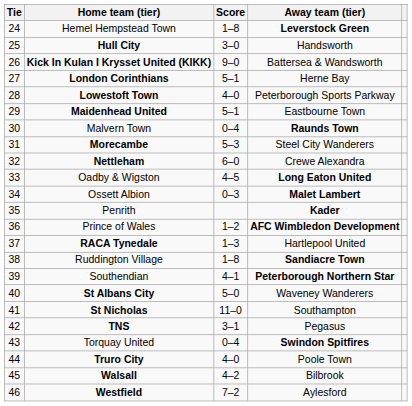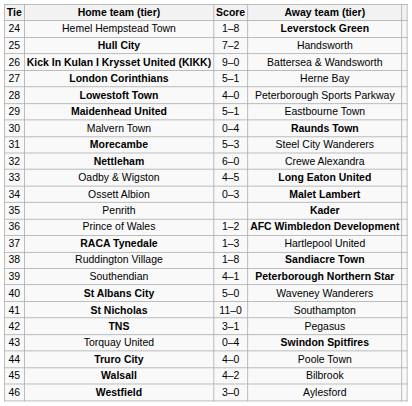(231, 45) 3–0 -> (231, 45) 7–2
(231, 392) 7–2 -> (231, 392) 3–0
